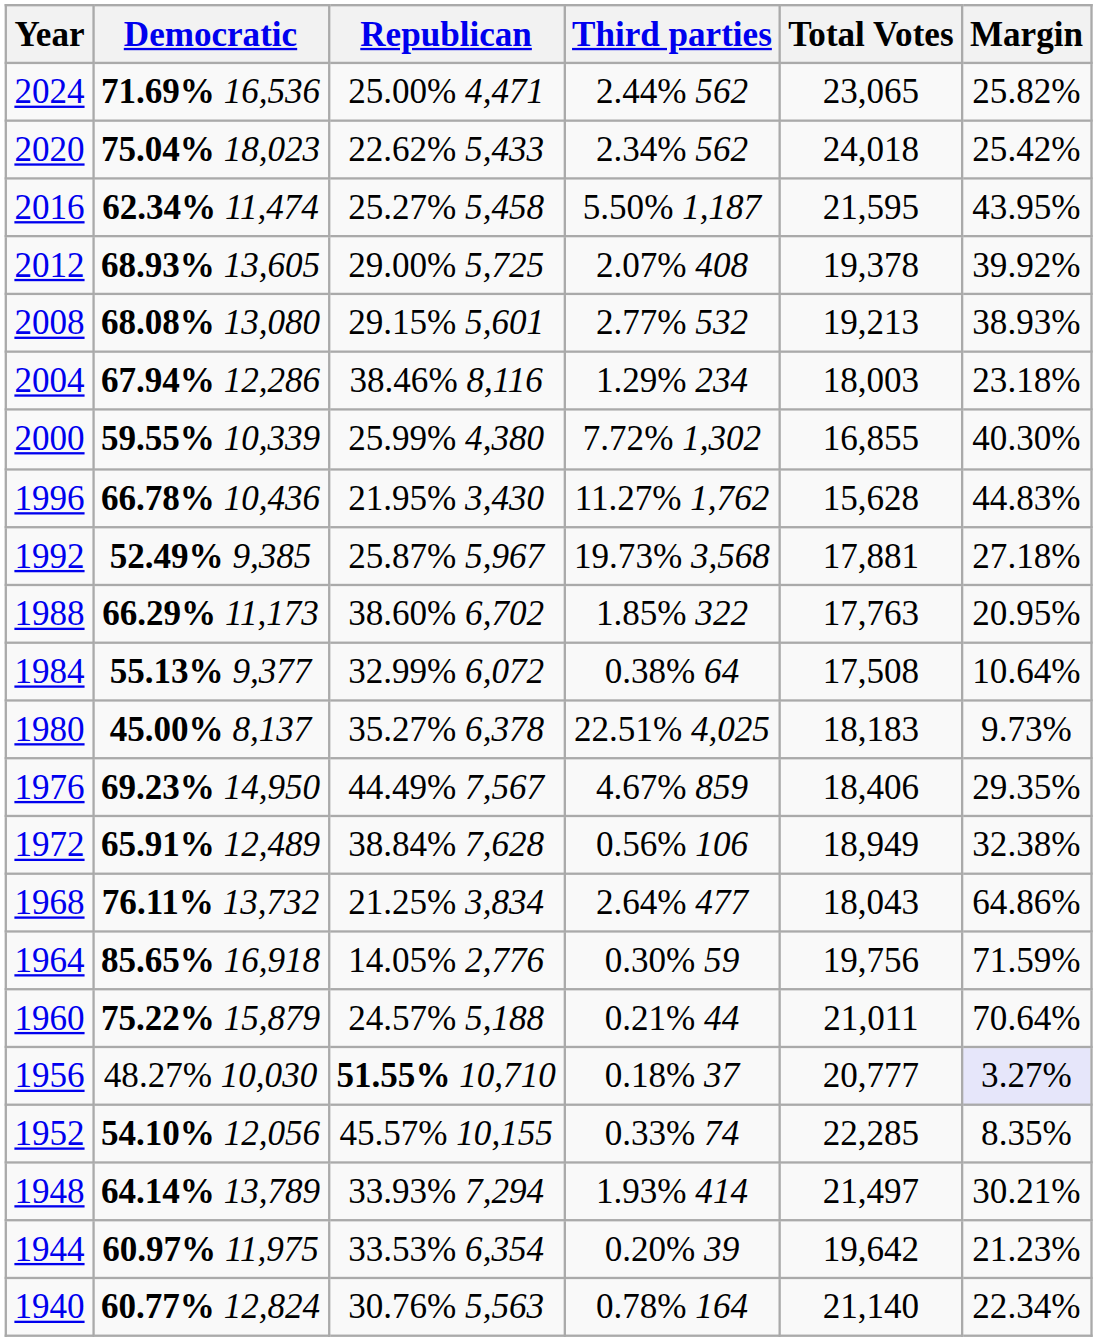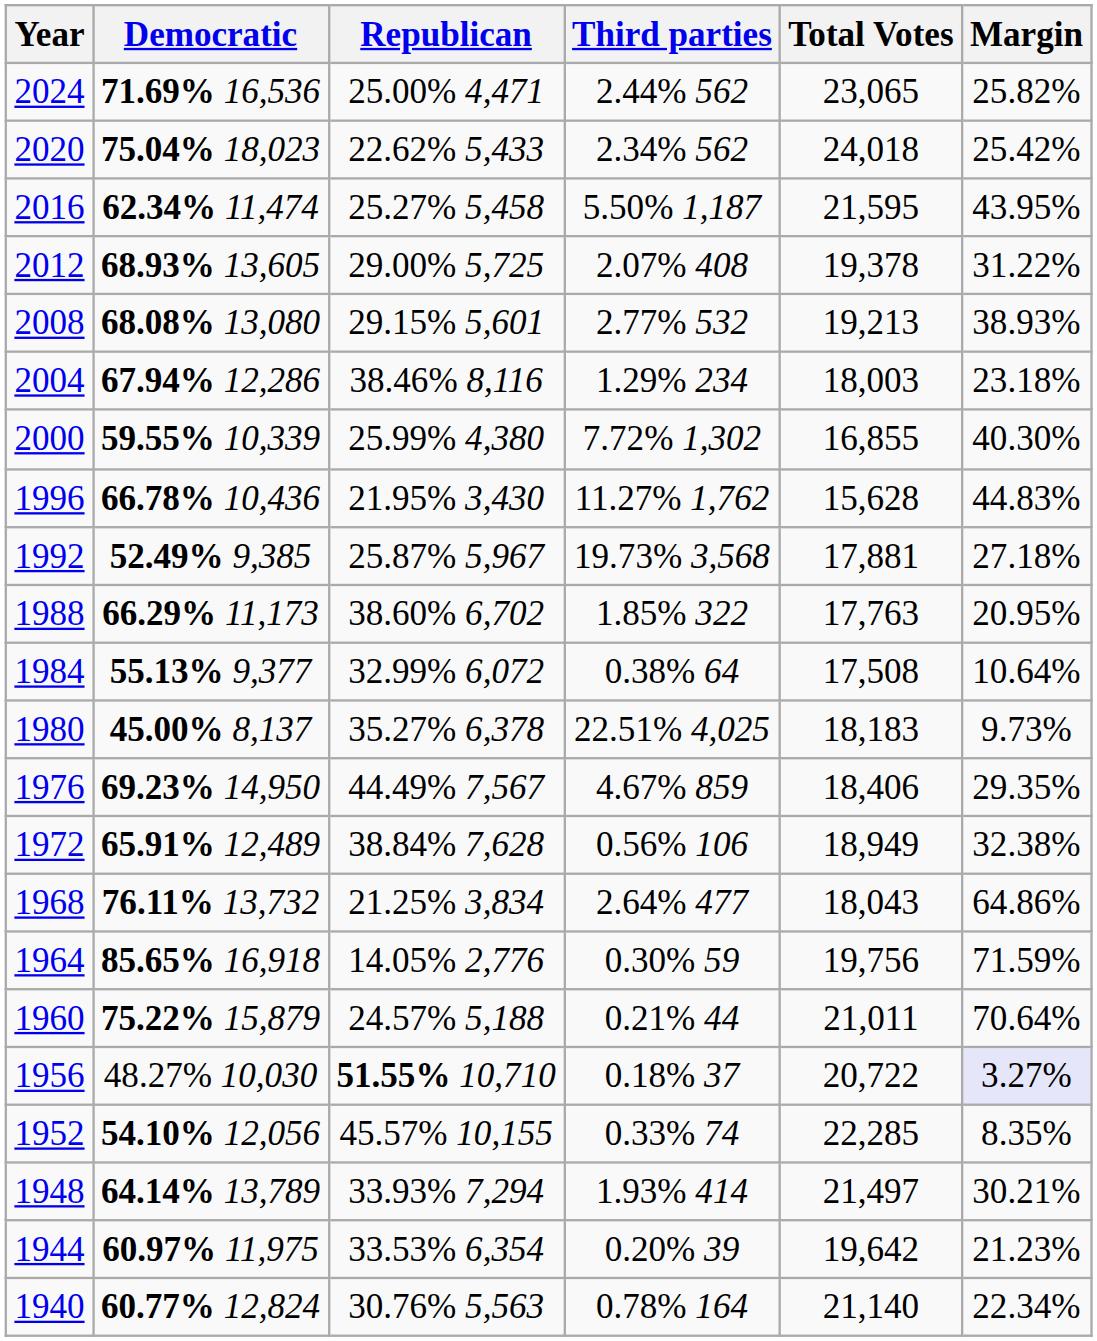(1026, 265) 39.92% -> (1026, 265) 31.22%
(871, 1075) 20,777 -> (871, 1075) 20,722
